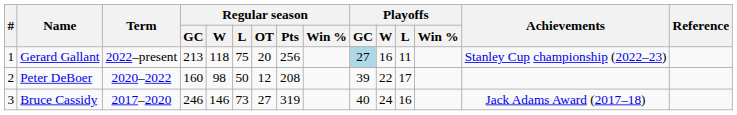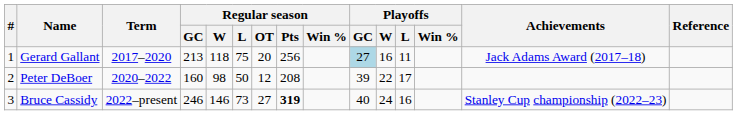(141, 57) 2022–present -> (141, 57) 2017–2020
(566, 57) Stanley Cup championship (2022–23) -> (566, 57) Jack Adams Award (2017–18)
(141, 99) 2017–2020 -> (141, 99) 2022–present
(290, 99) normal -> (290, 99) bold
(566, 99) Jack Adams Award (2017–18) -> (566, 99) Stanley Cup championship (2022–23)
